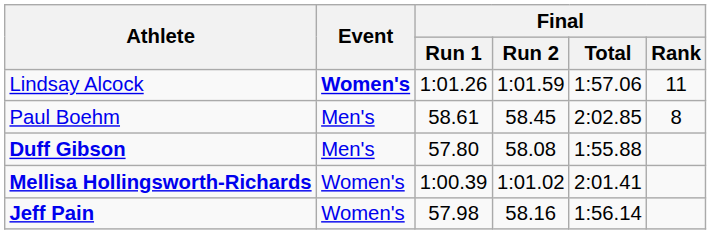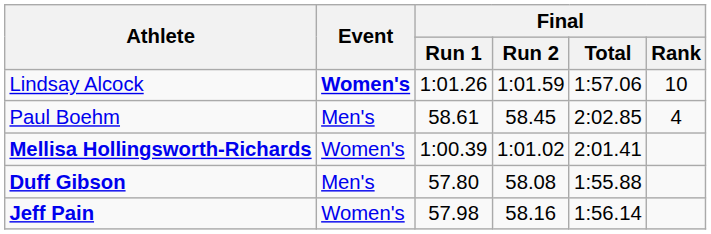(676, 85) 11 -> (676, 85) 10
(676, 117) 8 -> (676, 117) 4
rows swapped: (68, 149) <-> (161, 182)
